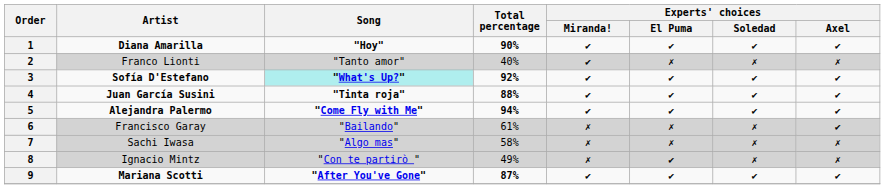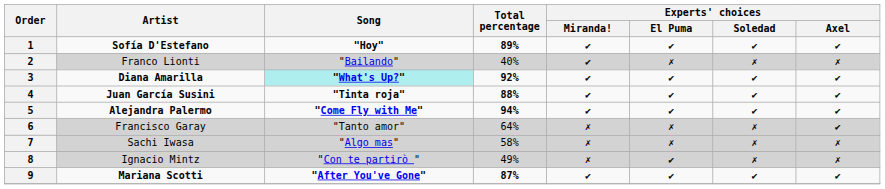(161, 45) Diana Amarilla -> (161, 45) Sofía D'Estefano
(510, 45) 90% -> (510, 45) 89%
(369, 61) "Tanto amor" -> (369, 61) "Bailando"
(161, 78) Sofía D'Estefano -> (161, 78) Diana Amarilla
(369, 127) "Bailando" -> (369, 127) "Tanto amor"
(510, 127) 61% -> (510, 127) 64%
